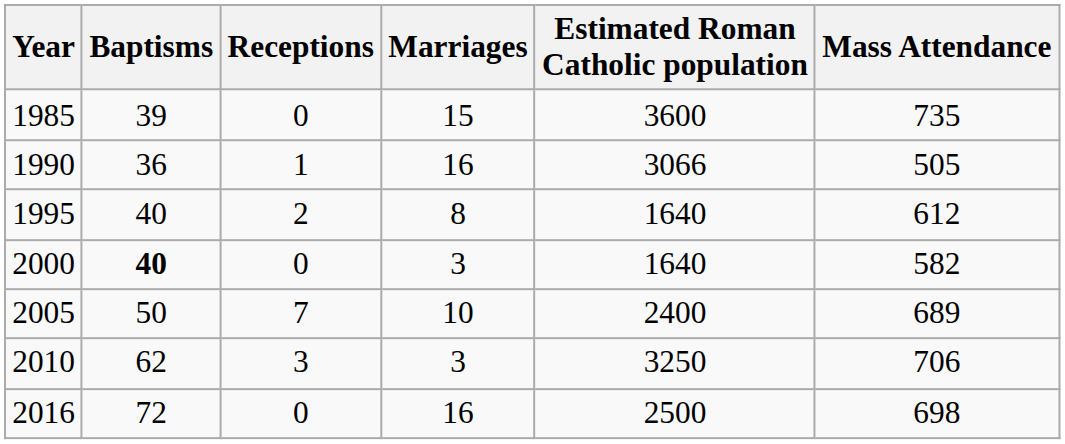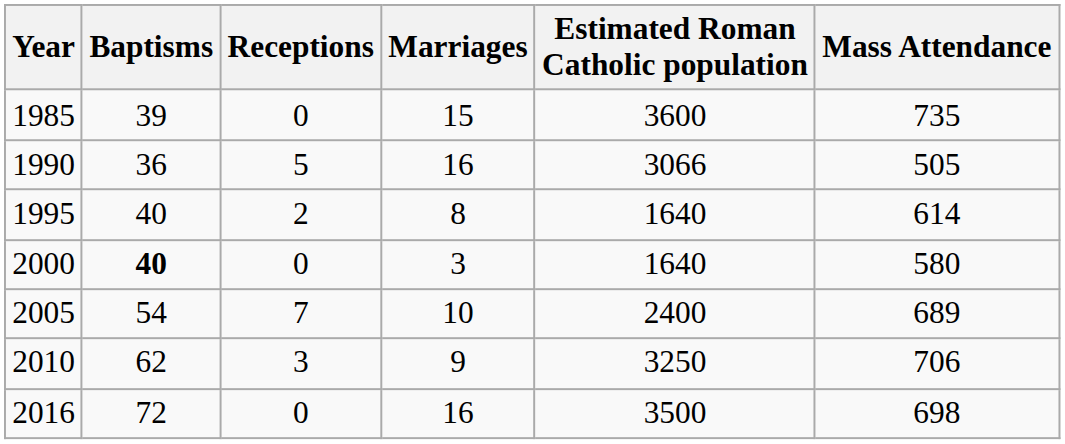(301, 164) 1 -> (301, 164) 5
(937, 213) 612 -> (937, 213) 614
(937, 263) 582 -> (937, 263) 580
(151, 313) 50 -> (151, 313) 54
(458, 363) 3 -> (458, 363) 9
(675, 412) 2500 -> (675, 412) 3500
